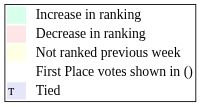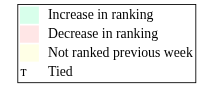- row: (114, 72)
(11, 90) lavender background -> (23, 72) no background
